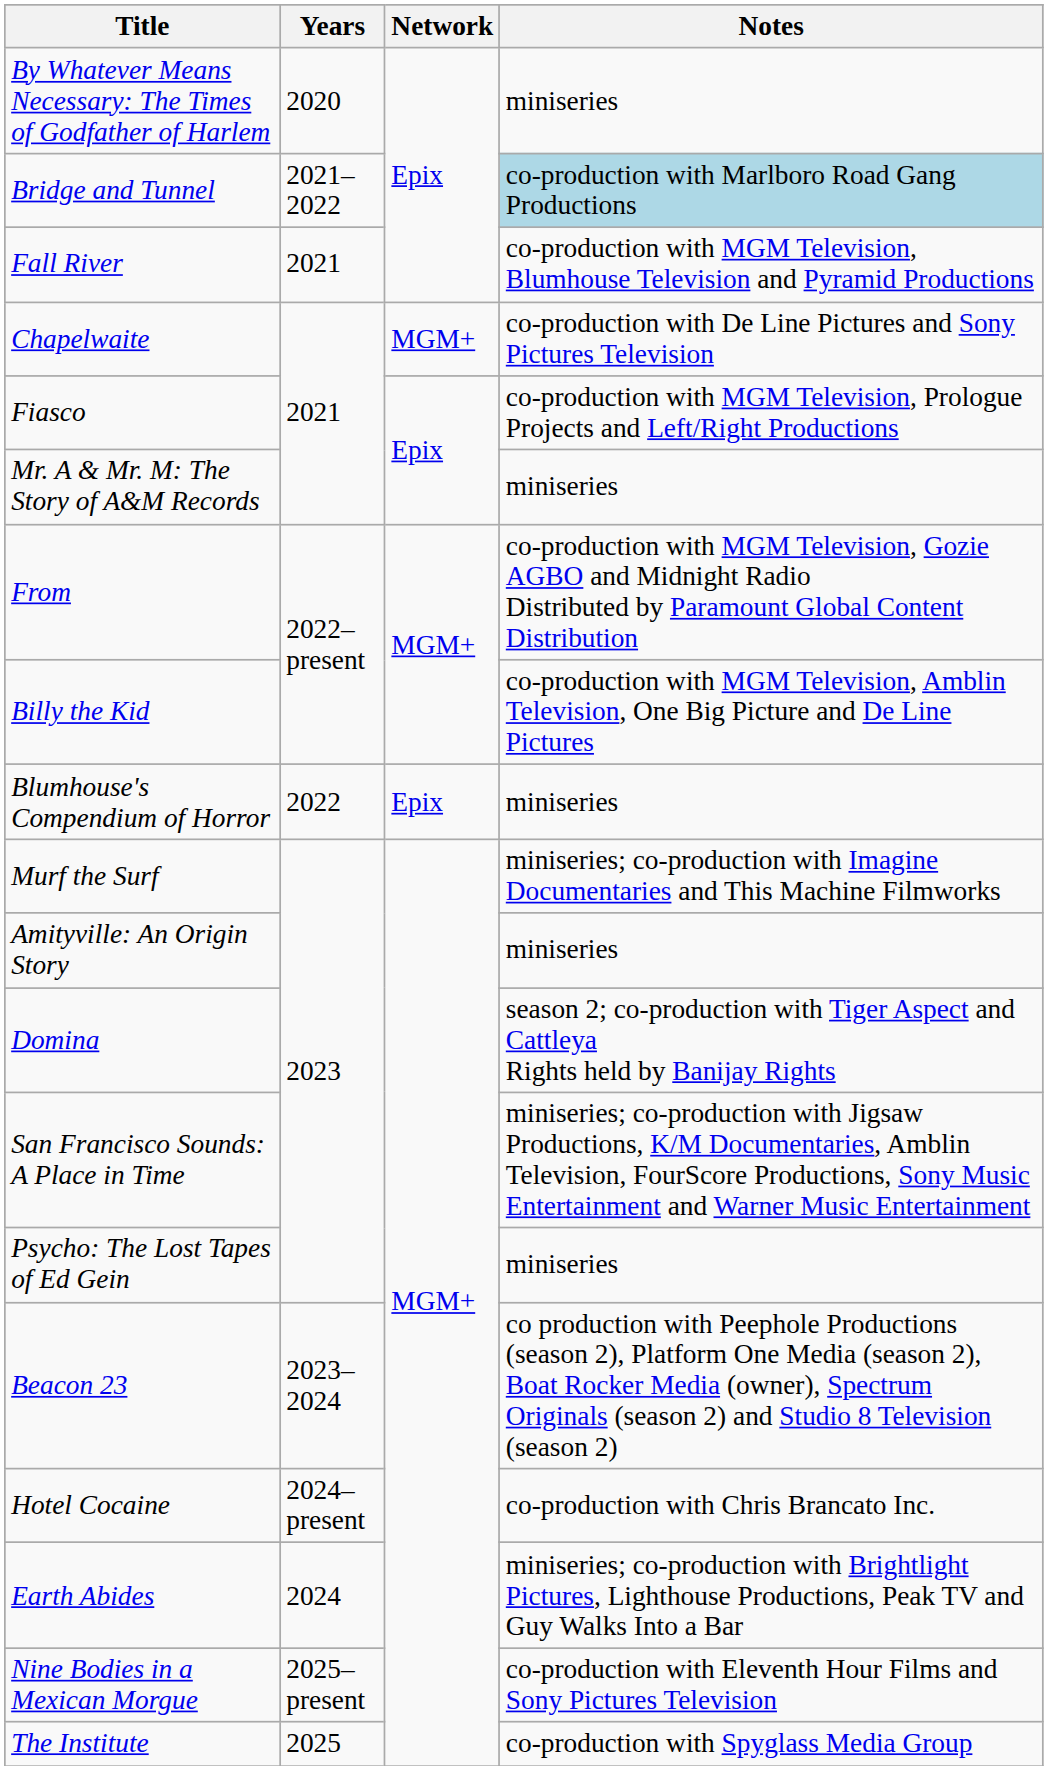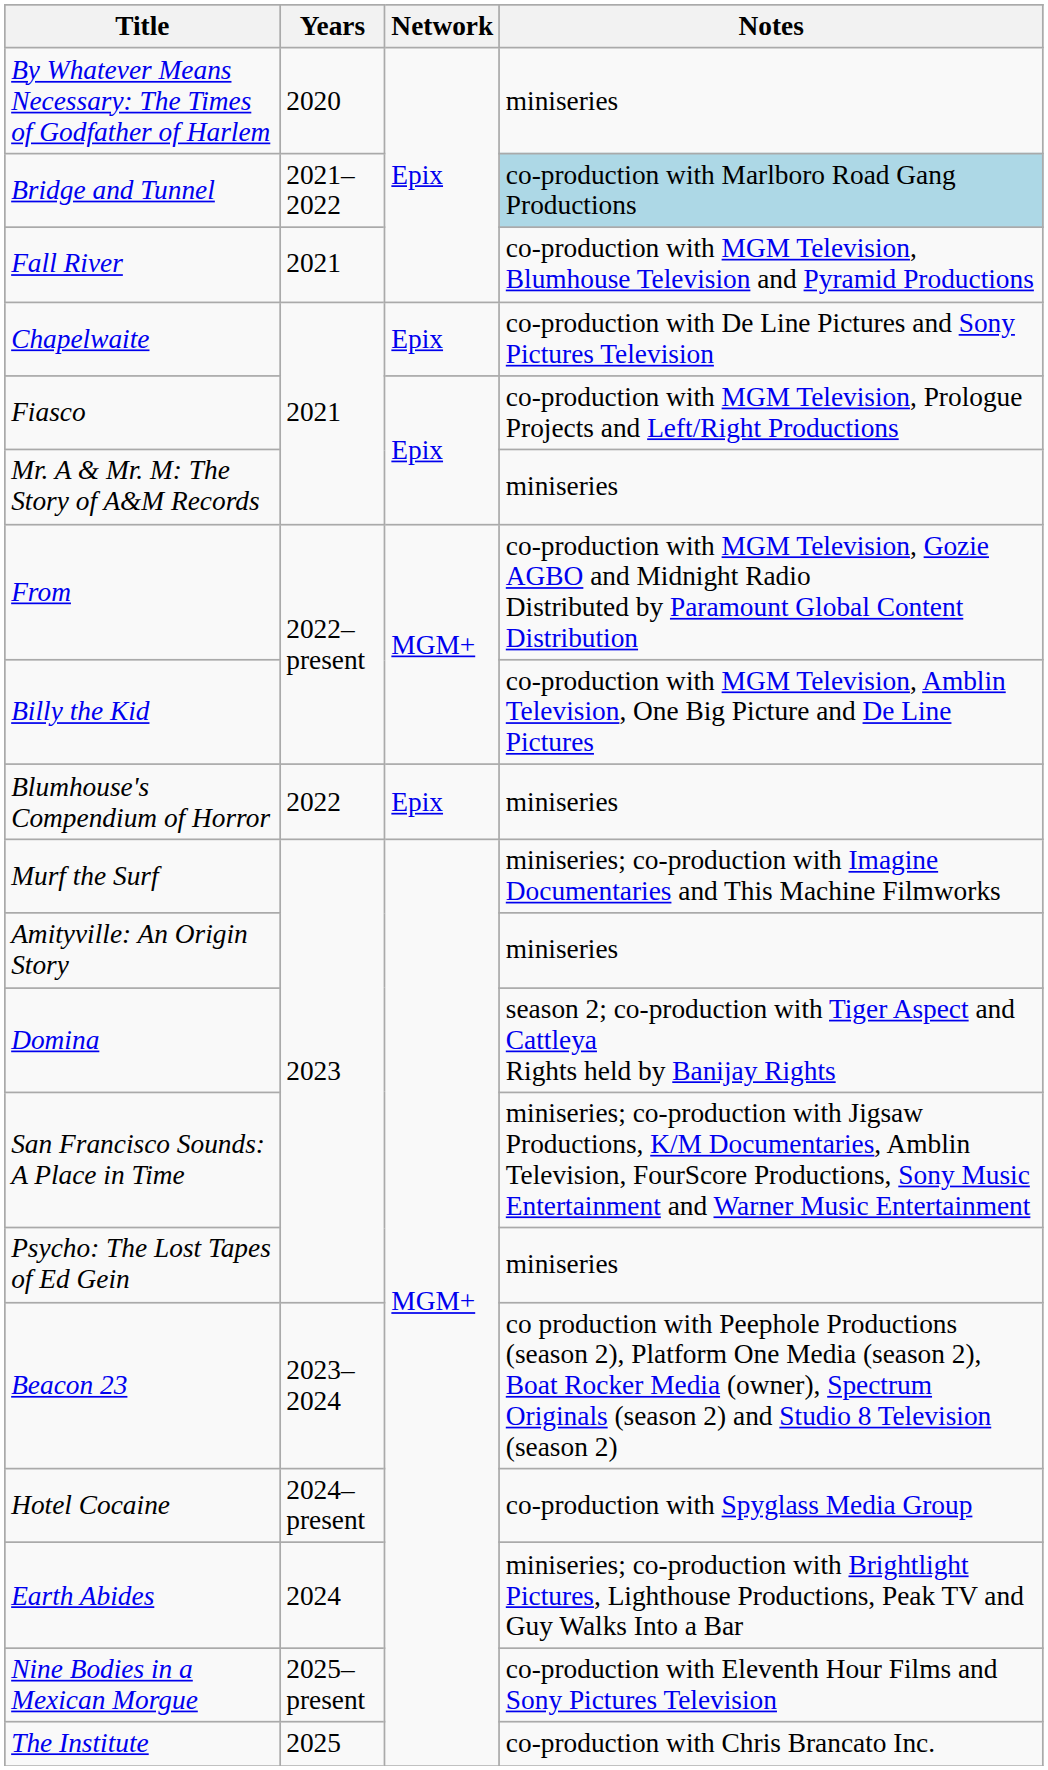(433, 338) MGM+ -> (417, 338) Epix
(720, 1505) co-production with Chris Brancato Inc. -> (739, 1505) co-production with Spyglass Media Group
(739, 1743) co-production with Spyglass Media Group -> (720, 1743) co-production with Chris Brancato Inc.
